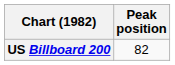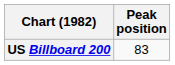(142, 49) 82 -> (142, 49) 83
